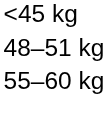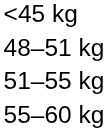+ row: (54, 81)
